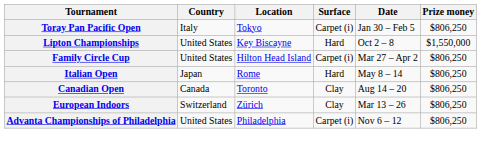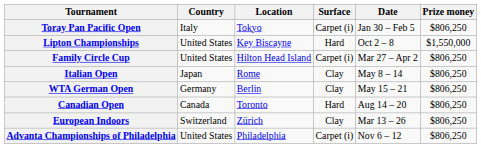(334, 74) Hard -> (334, 74) Clay
+ row: (91, 89)
(334, 89) Clay -> (334, 105) Hard
